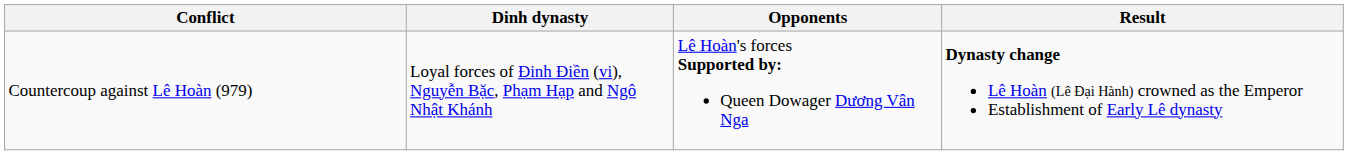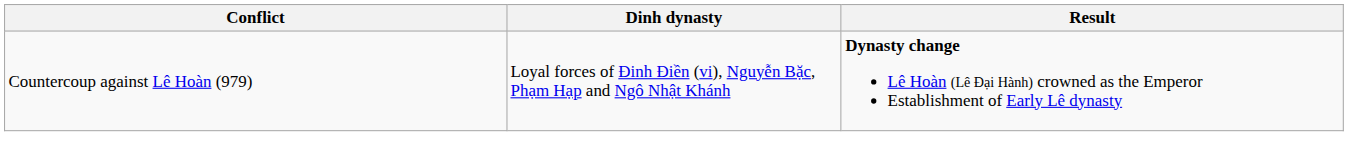- column: (808, 17)
